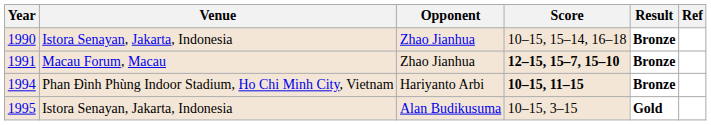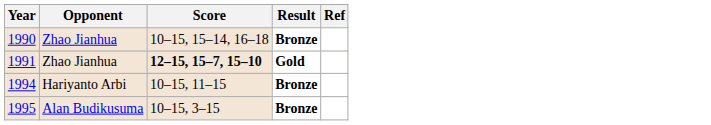- column: (218, 16)
(654, 62) Bronze -> (290, 62) Gold
(546, 85) bold -> (188, 85) normal
(648, 108) Gold -> (296, 108) Bronze
